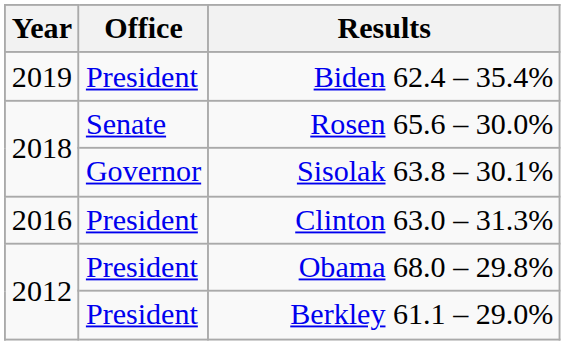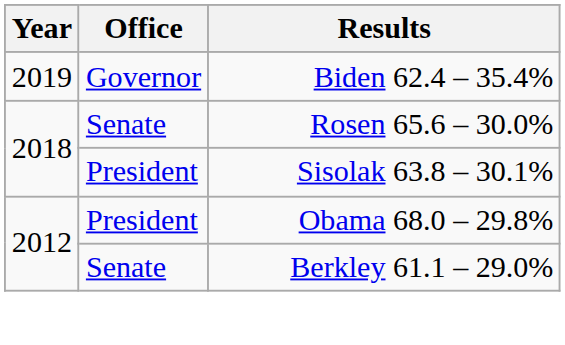(142, 76) President -> (144, 76) Governor
(144, 171) Governor -> (142, 171) President
- row: (424, 219)
(142, 314) President -> (126, 266) Senate
